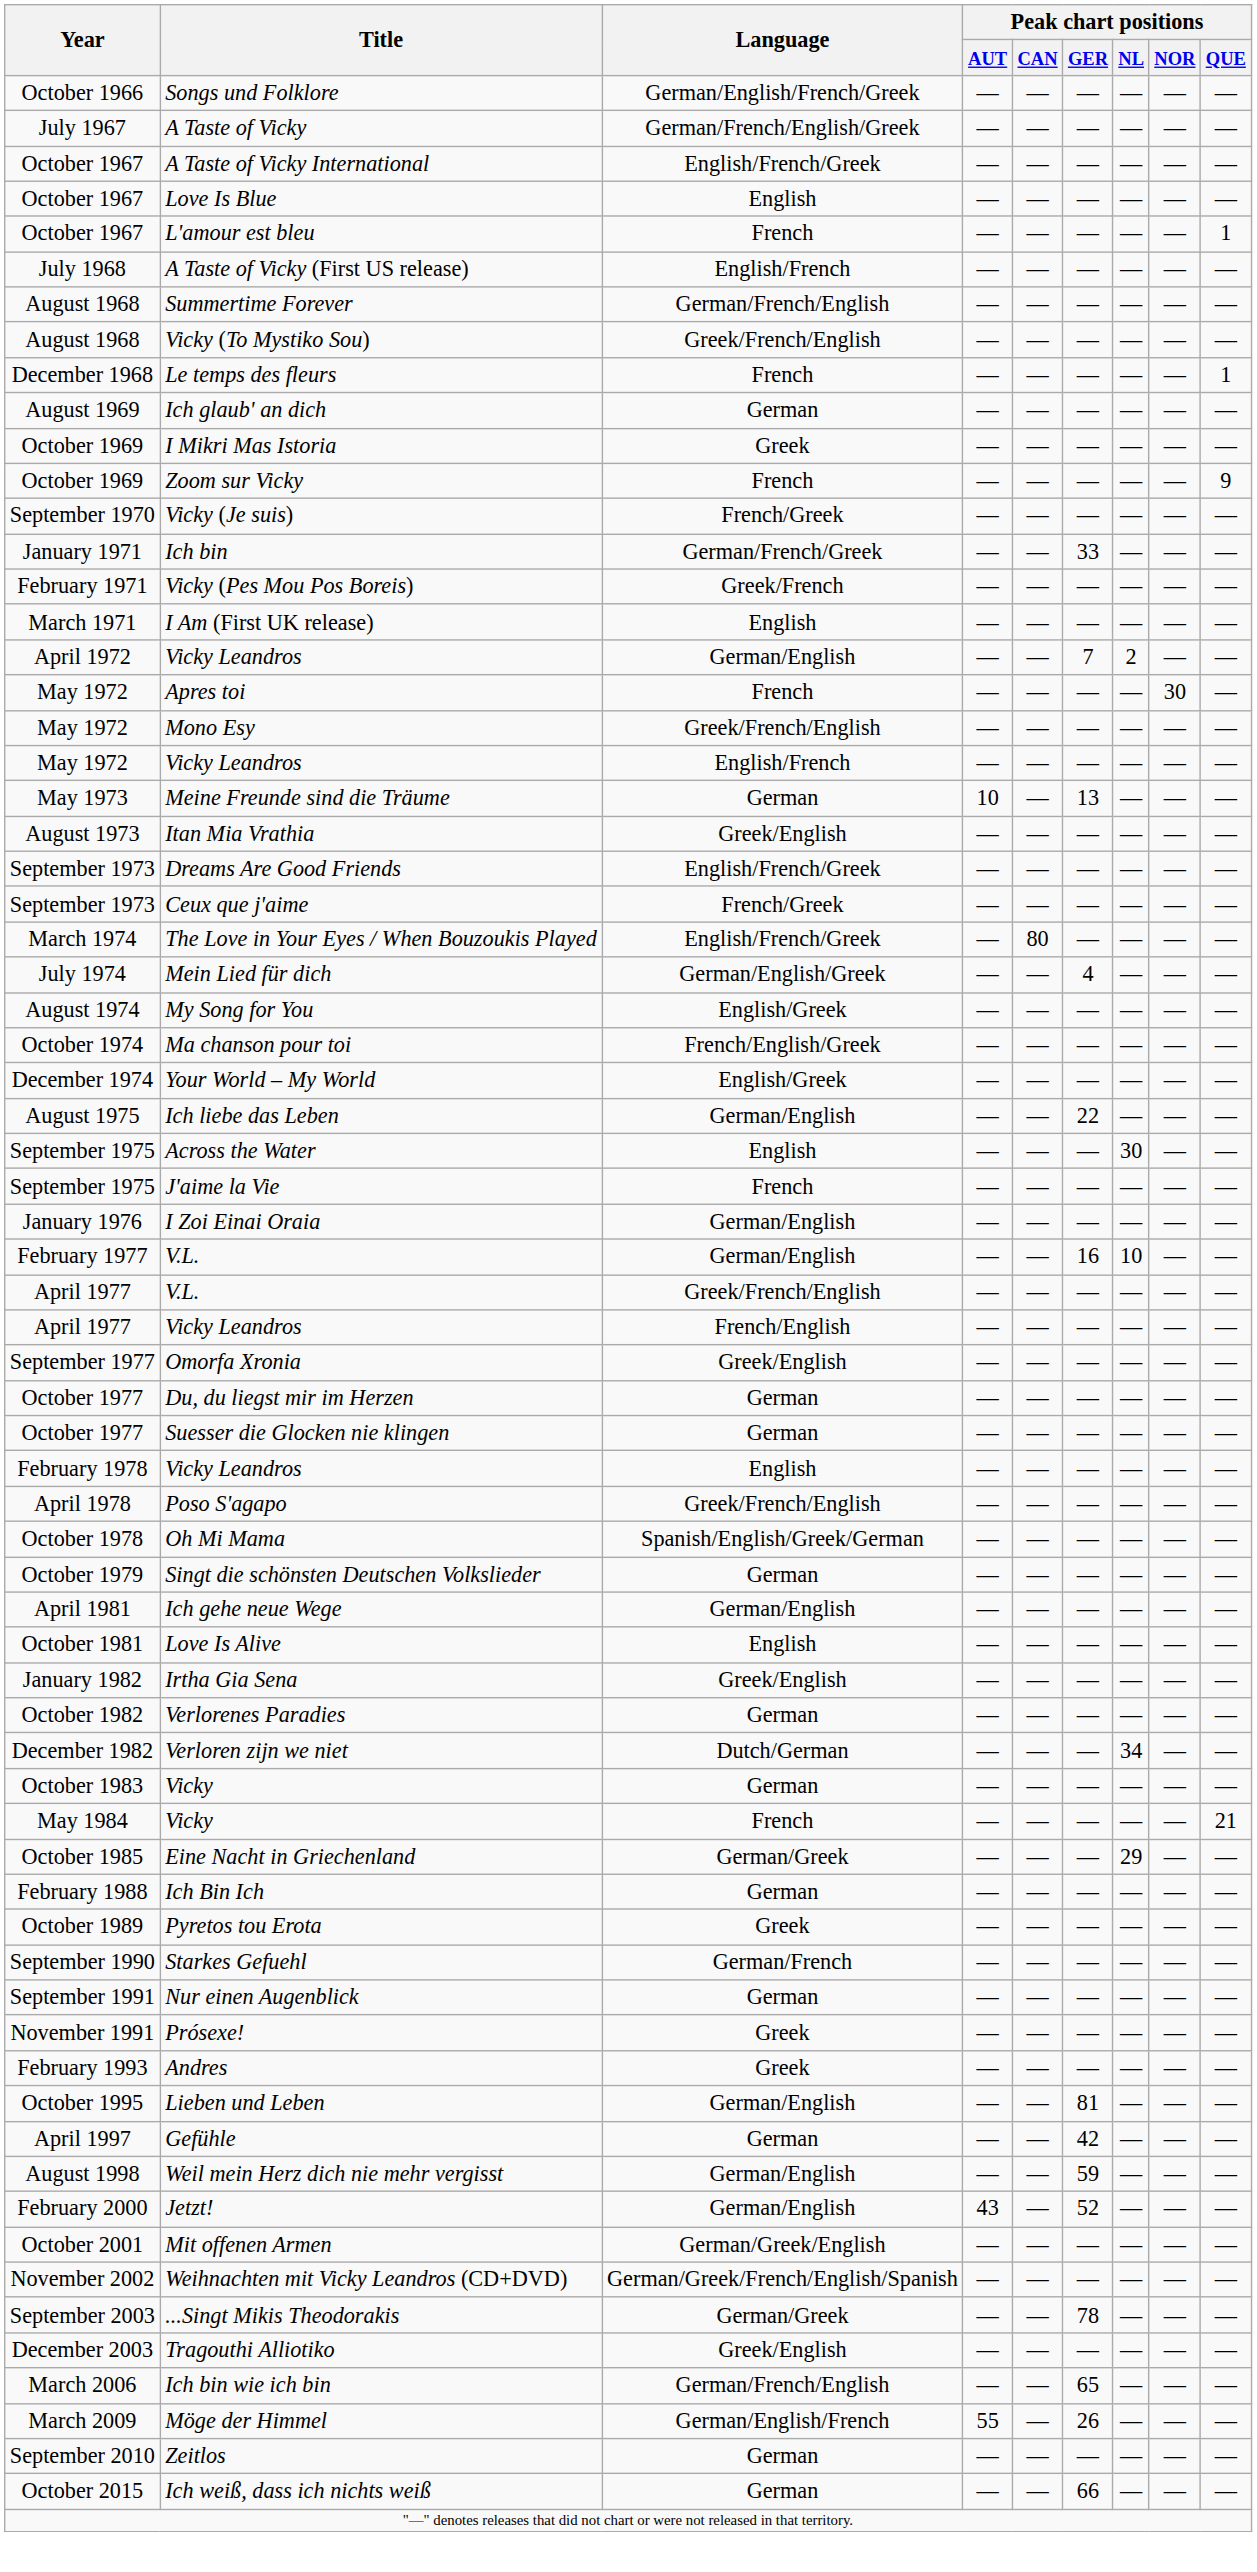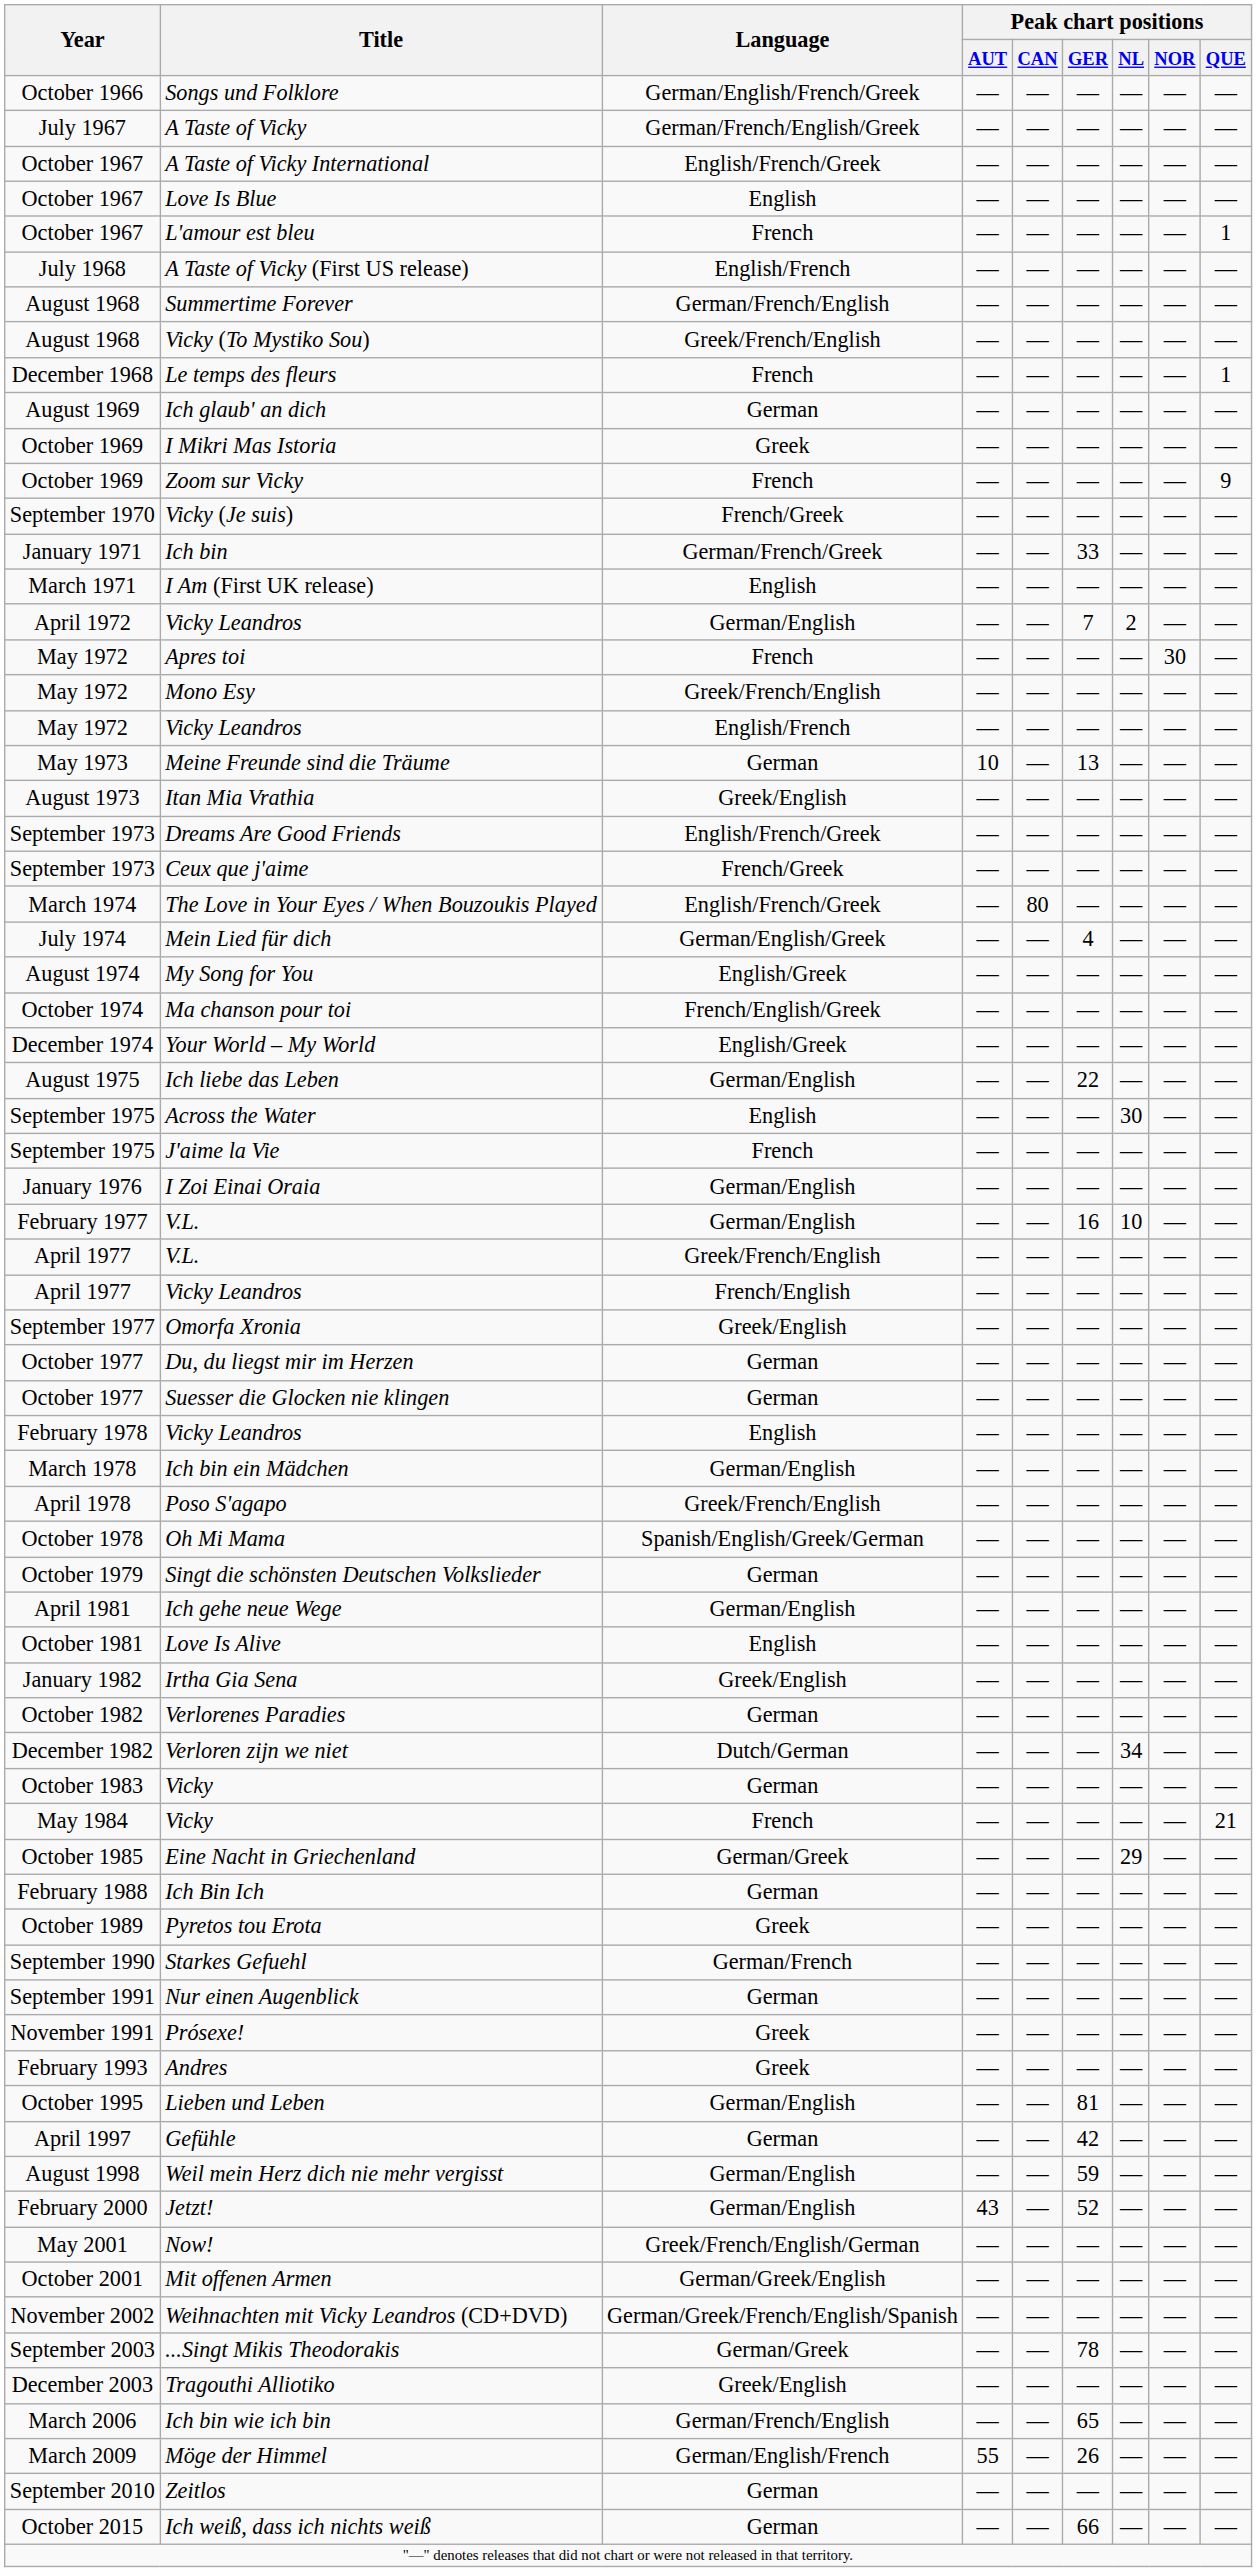- row: (82, 586)
+ row: (82, 1468)
+ row: (82, 2244)
